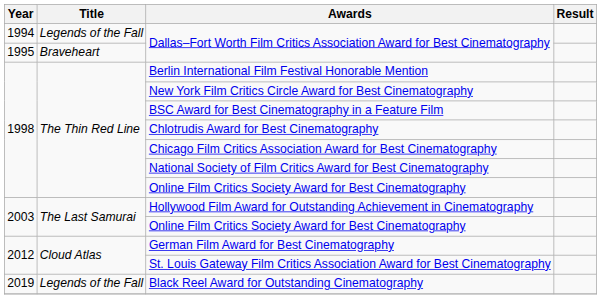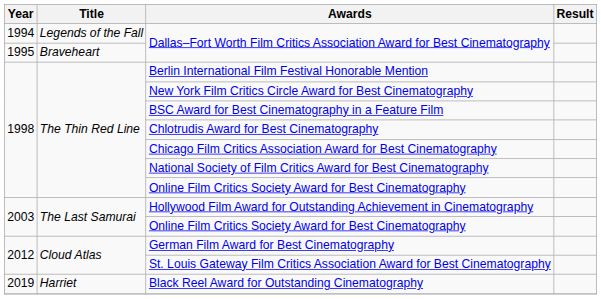(92, 284) Legends of the Fall -> (58, 284) Harriet
